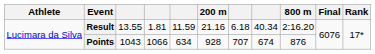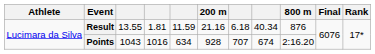(298, 27) 2:16.20 -> (298, 27) 876
(157, 42) 1066 -> (157, 42) 1016
(298, 42) 876 -> (298, 42) 2:16.20
